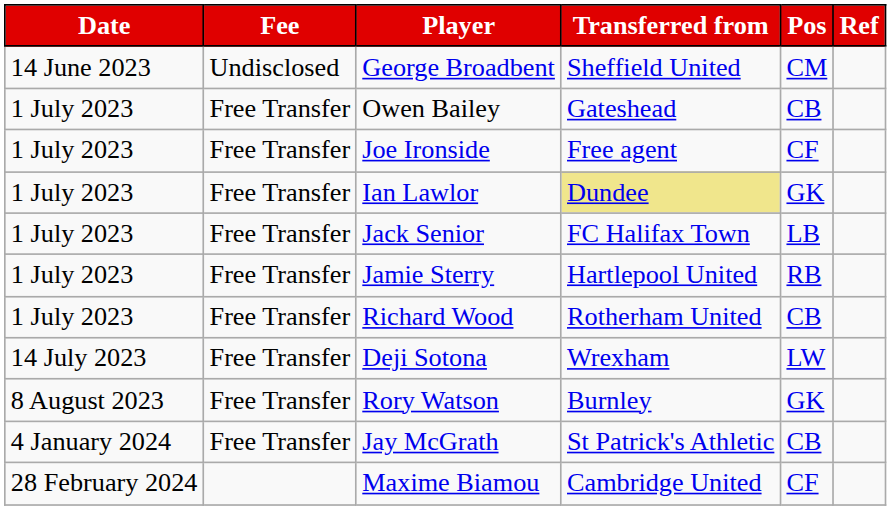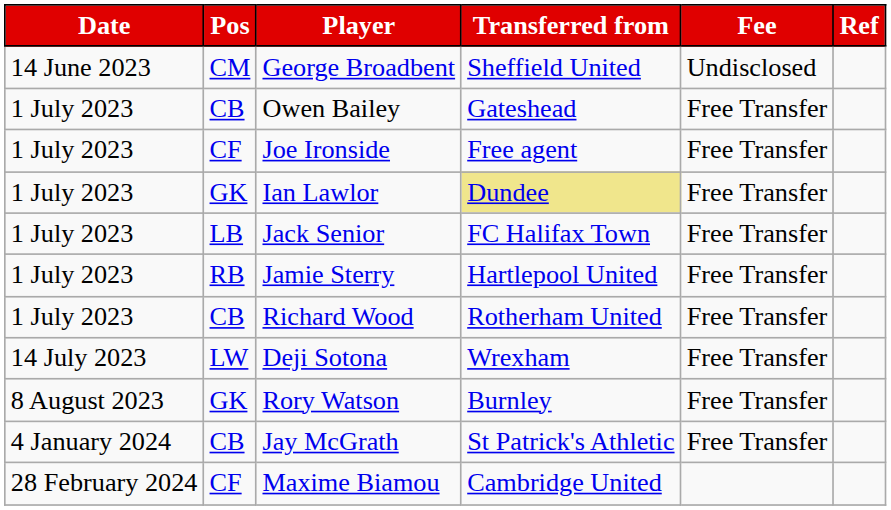columns swapped: (807, 25) <-> (280, 25)
